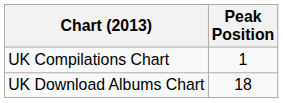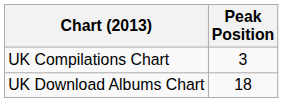(243, 60) 1 -> (243, 60) 3
